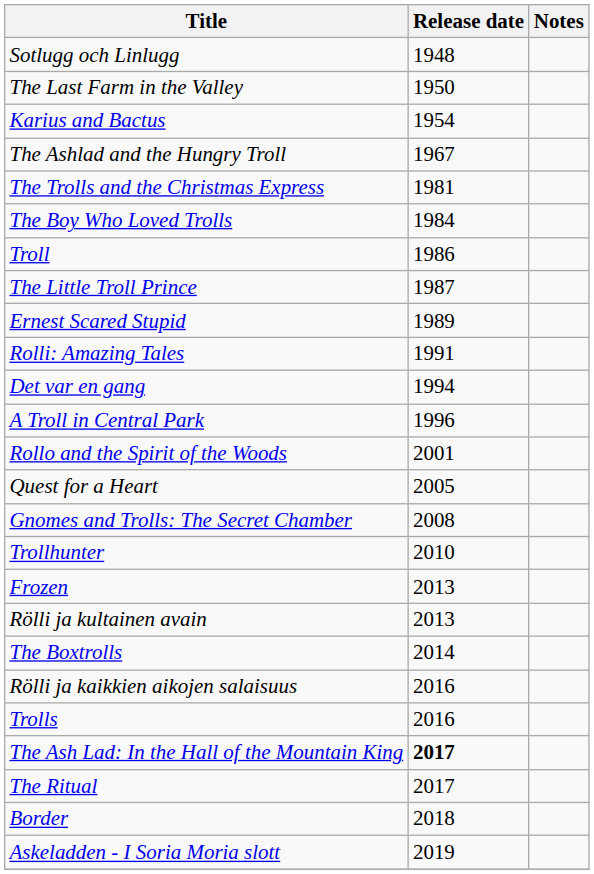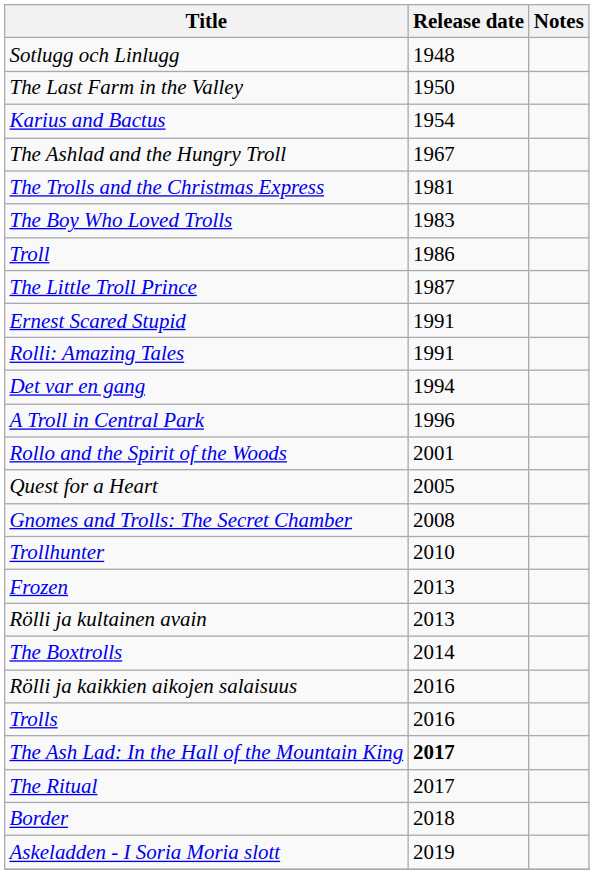(434, 220) 1984 -> (434, 220) 1983
(434, 320) 1989 -> (434, 320) 1991
